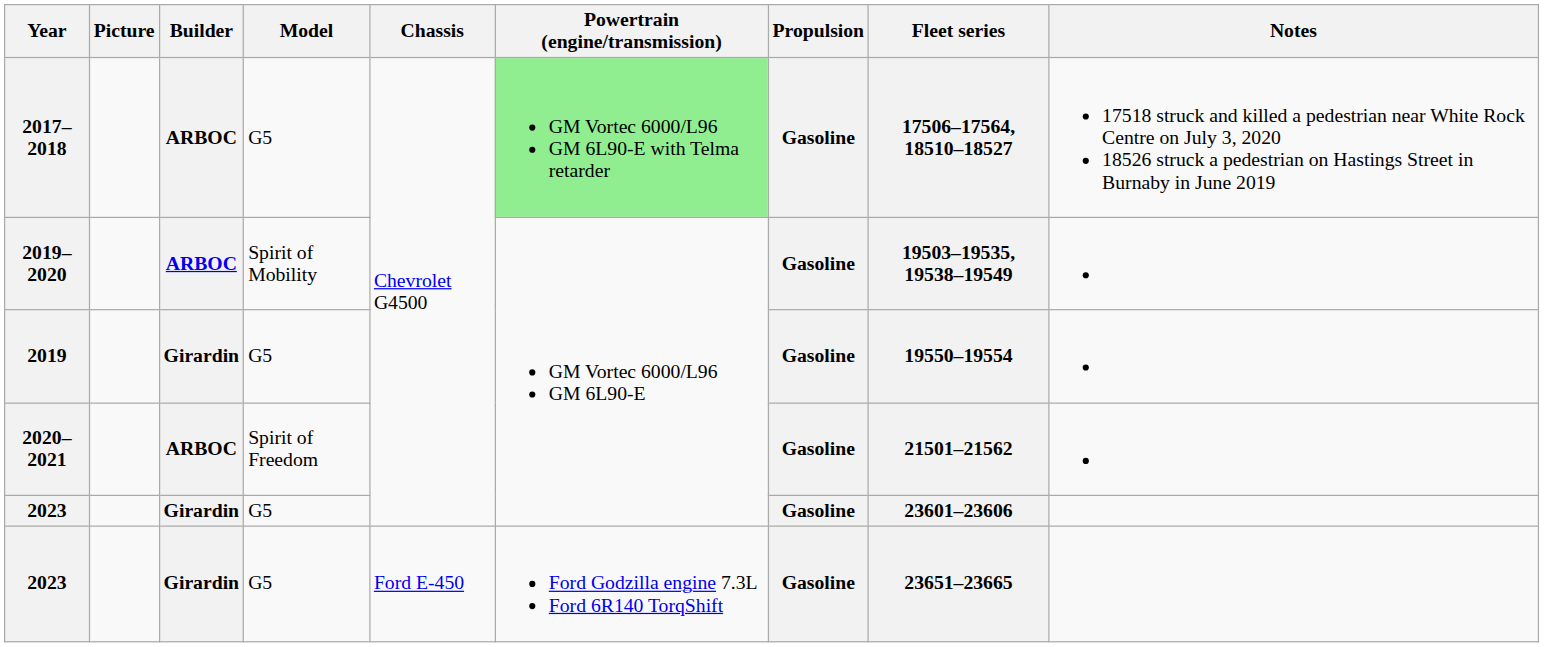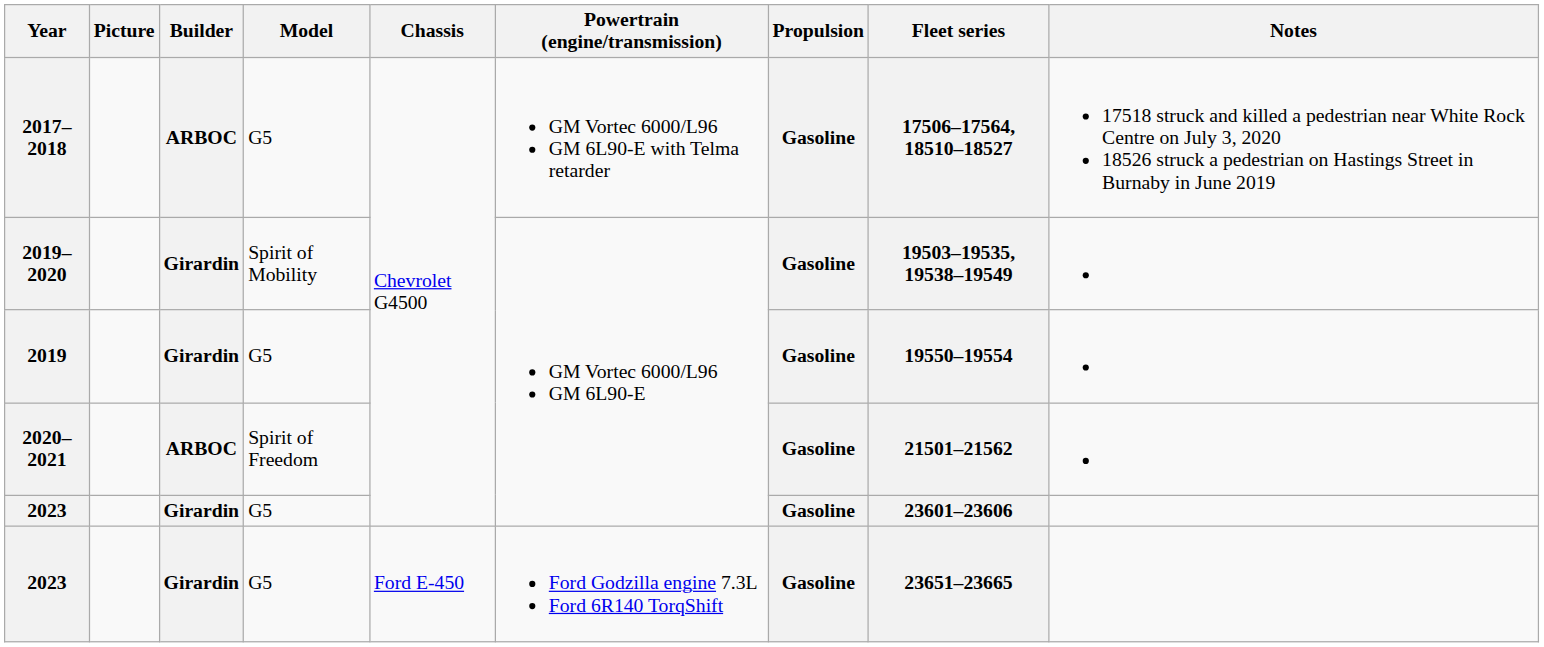(632, 149) lightgreen background -> (632, 149) no background
(201, 263) ARBOC -> (201, 263) Girardin
